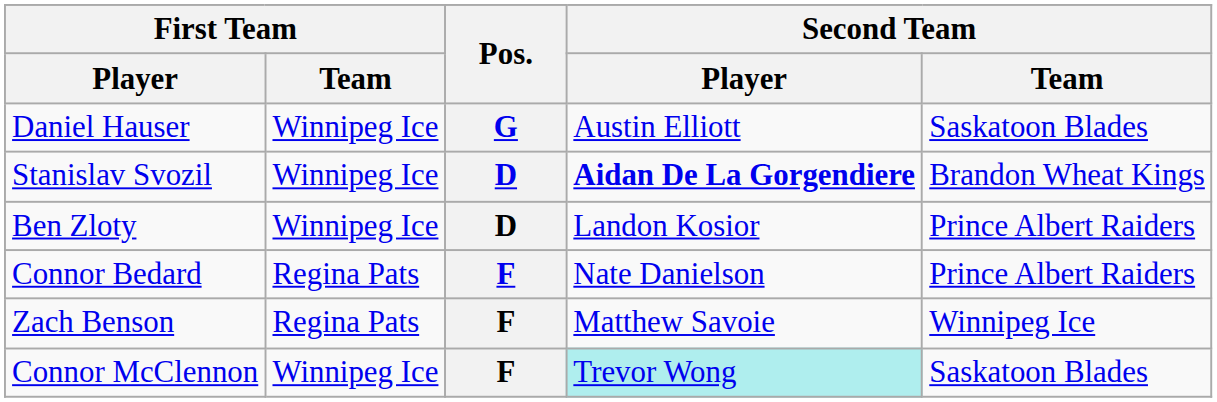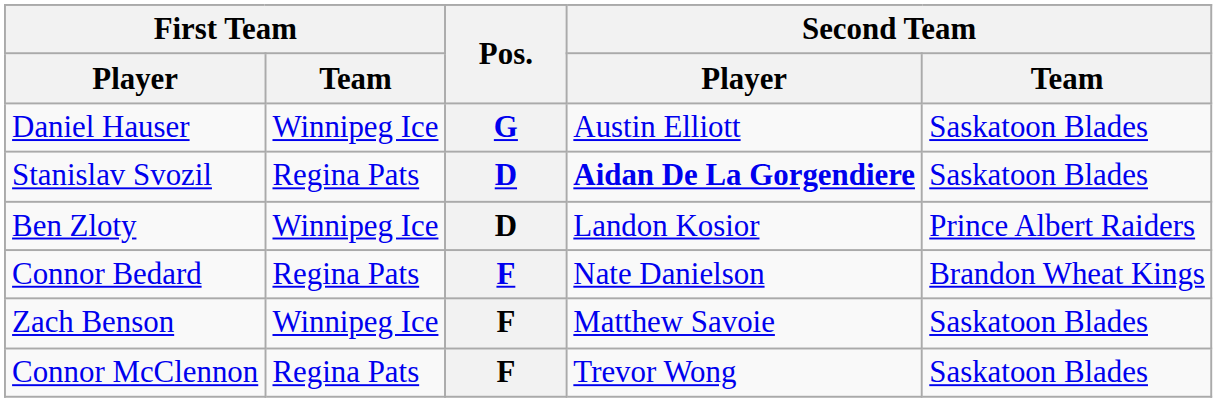(355, 175) Winnipeg Ice -> (346, 175) Regina Pats
(1067, 175) Brandon Wheat Kings -> (1039, 175) Saskatoon Blades
(1062, 273) Prince Albert Raiders -> (1067, 273) Brandon Wheat Kings
(346, 322) Regina Pats -> (355, 322) Winnipeg Ice
(1012, 322) Winnipeg Ice -> (1039, 322) Saskatoon Blades
(355, 371) Winnipeg Ice -> (346, 371) Regina Pats
(655, 371) paleturquoise background -> (655, 371) no background
